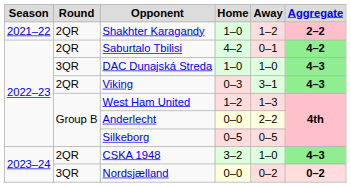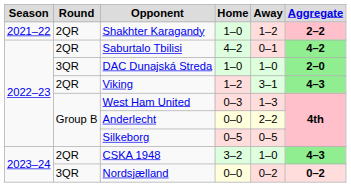(315, 66) 4–3 -> (315, 66) 2–0
(233, 84) 0–3 -> (233, 84) 1–2
(233, 102) 1–2 -> (233, 102) 0–3
